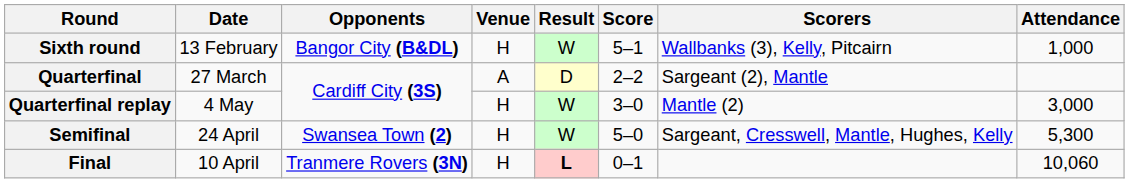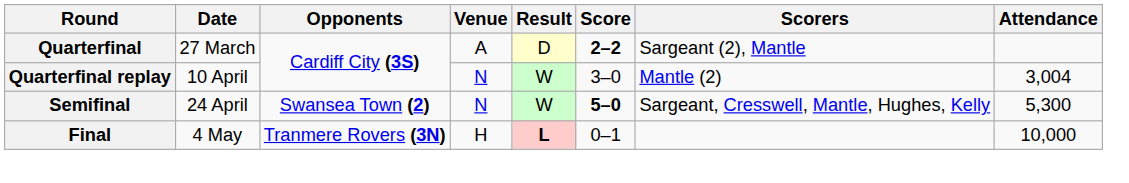- row: (90, 47)
(628, 76) normal -> (606, 47) bold
(229, 105) 4 May -> (217, 76) 10 April
(503, 105) H -> (481, 76) N
(1071, 105) 3,000 -> (1048, 76) 3,004
(503, 134) H -> (481, 105) N
(628, 134) normal -> (606, 105) bold
(229, 163) 10 April -> (217, 134) 4 May
(1071, 163) 10,060 -> (1048, 134) 10,000
